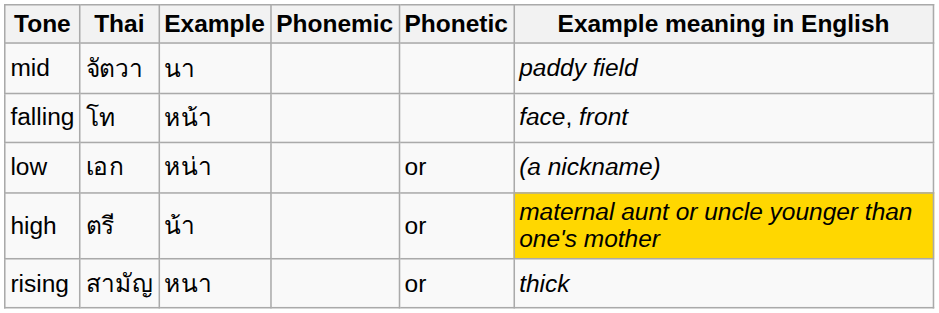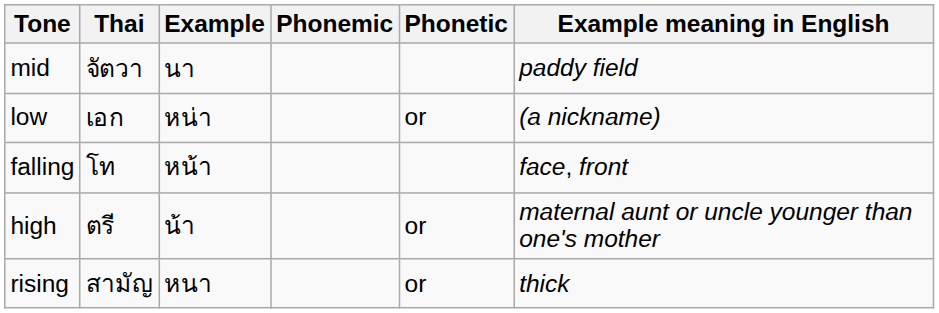rows swapped: (29, 167) <-> (42, 117)
(716, 225) gold background -> (716, 225) no background
